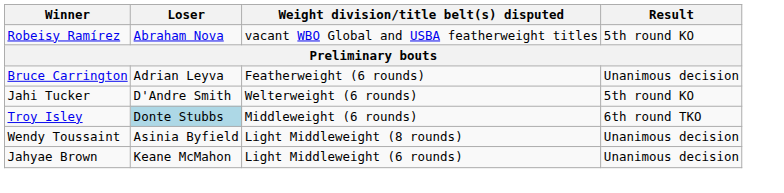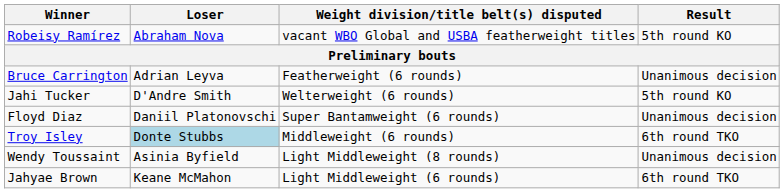+ row: (45, 116)
(671, 157) Unanimous decision -> (690, 177) 6th round TKO
